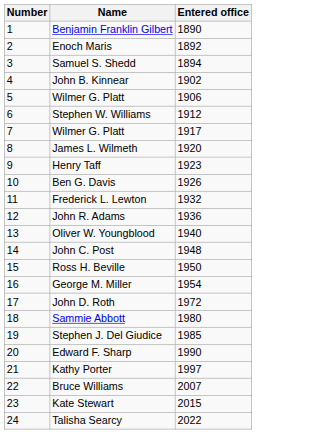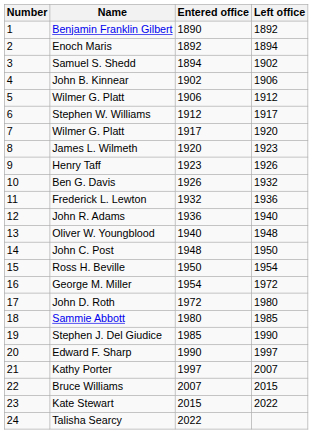+ column: (280, 13)
